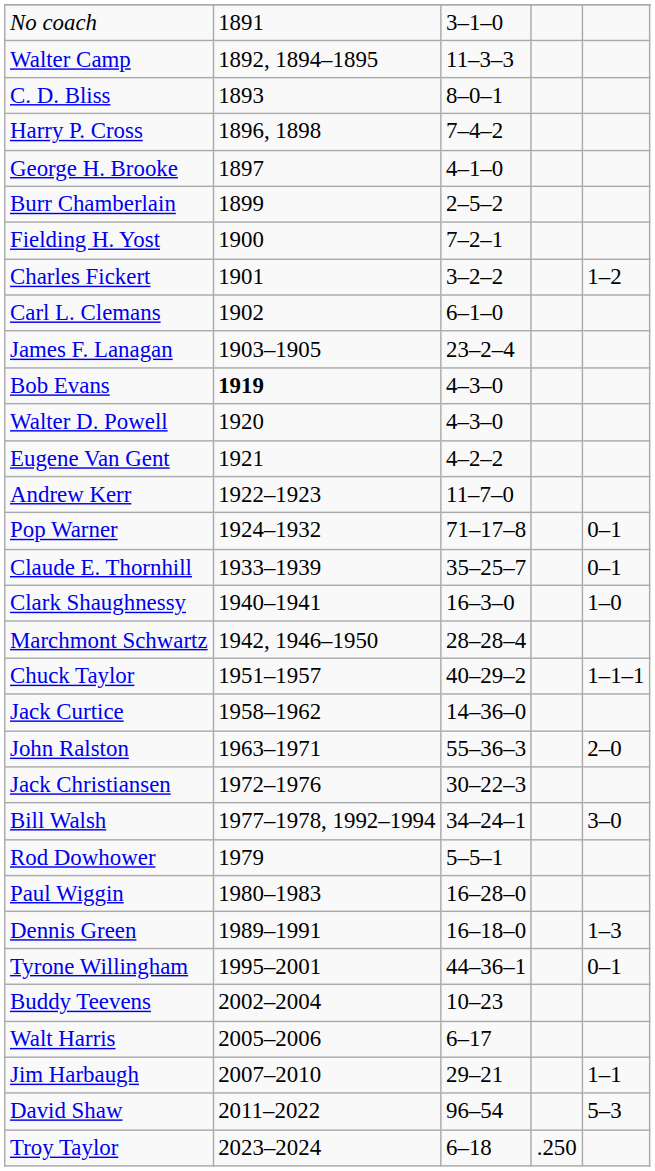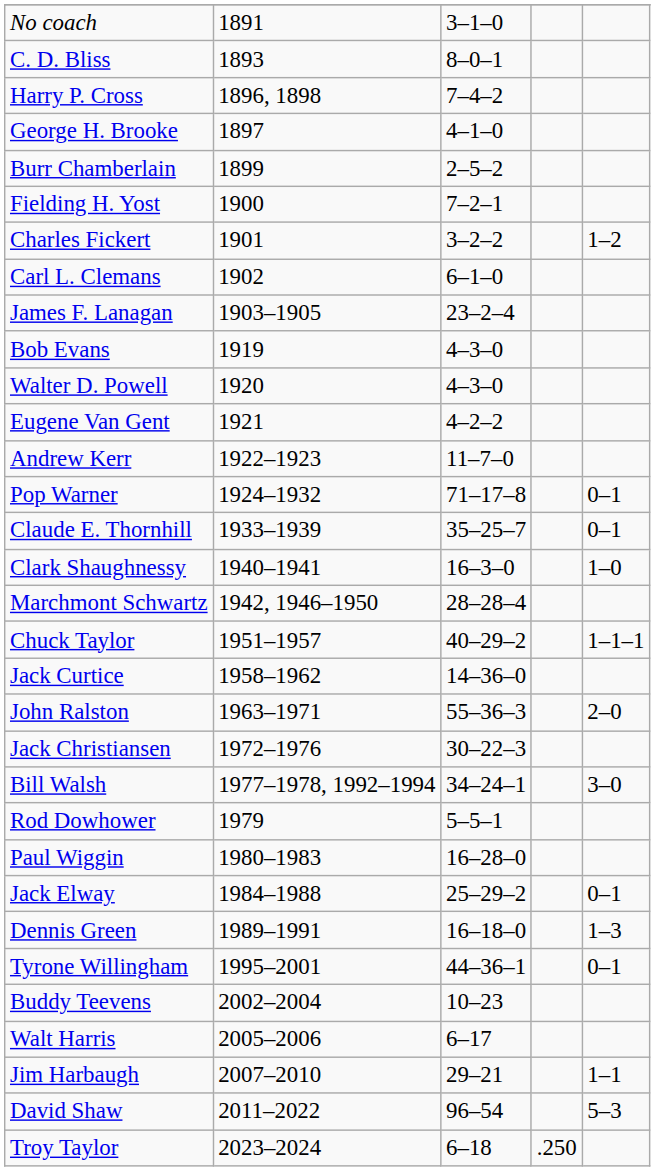- row: (70, 58)
(241, 385) bold -> (241, 349) normal
+ row: (62, 893)
